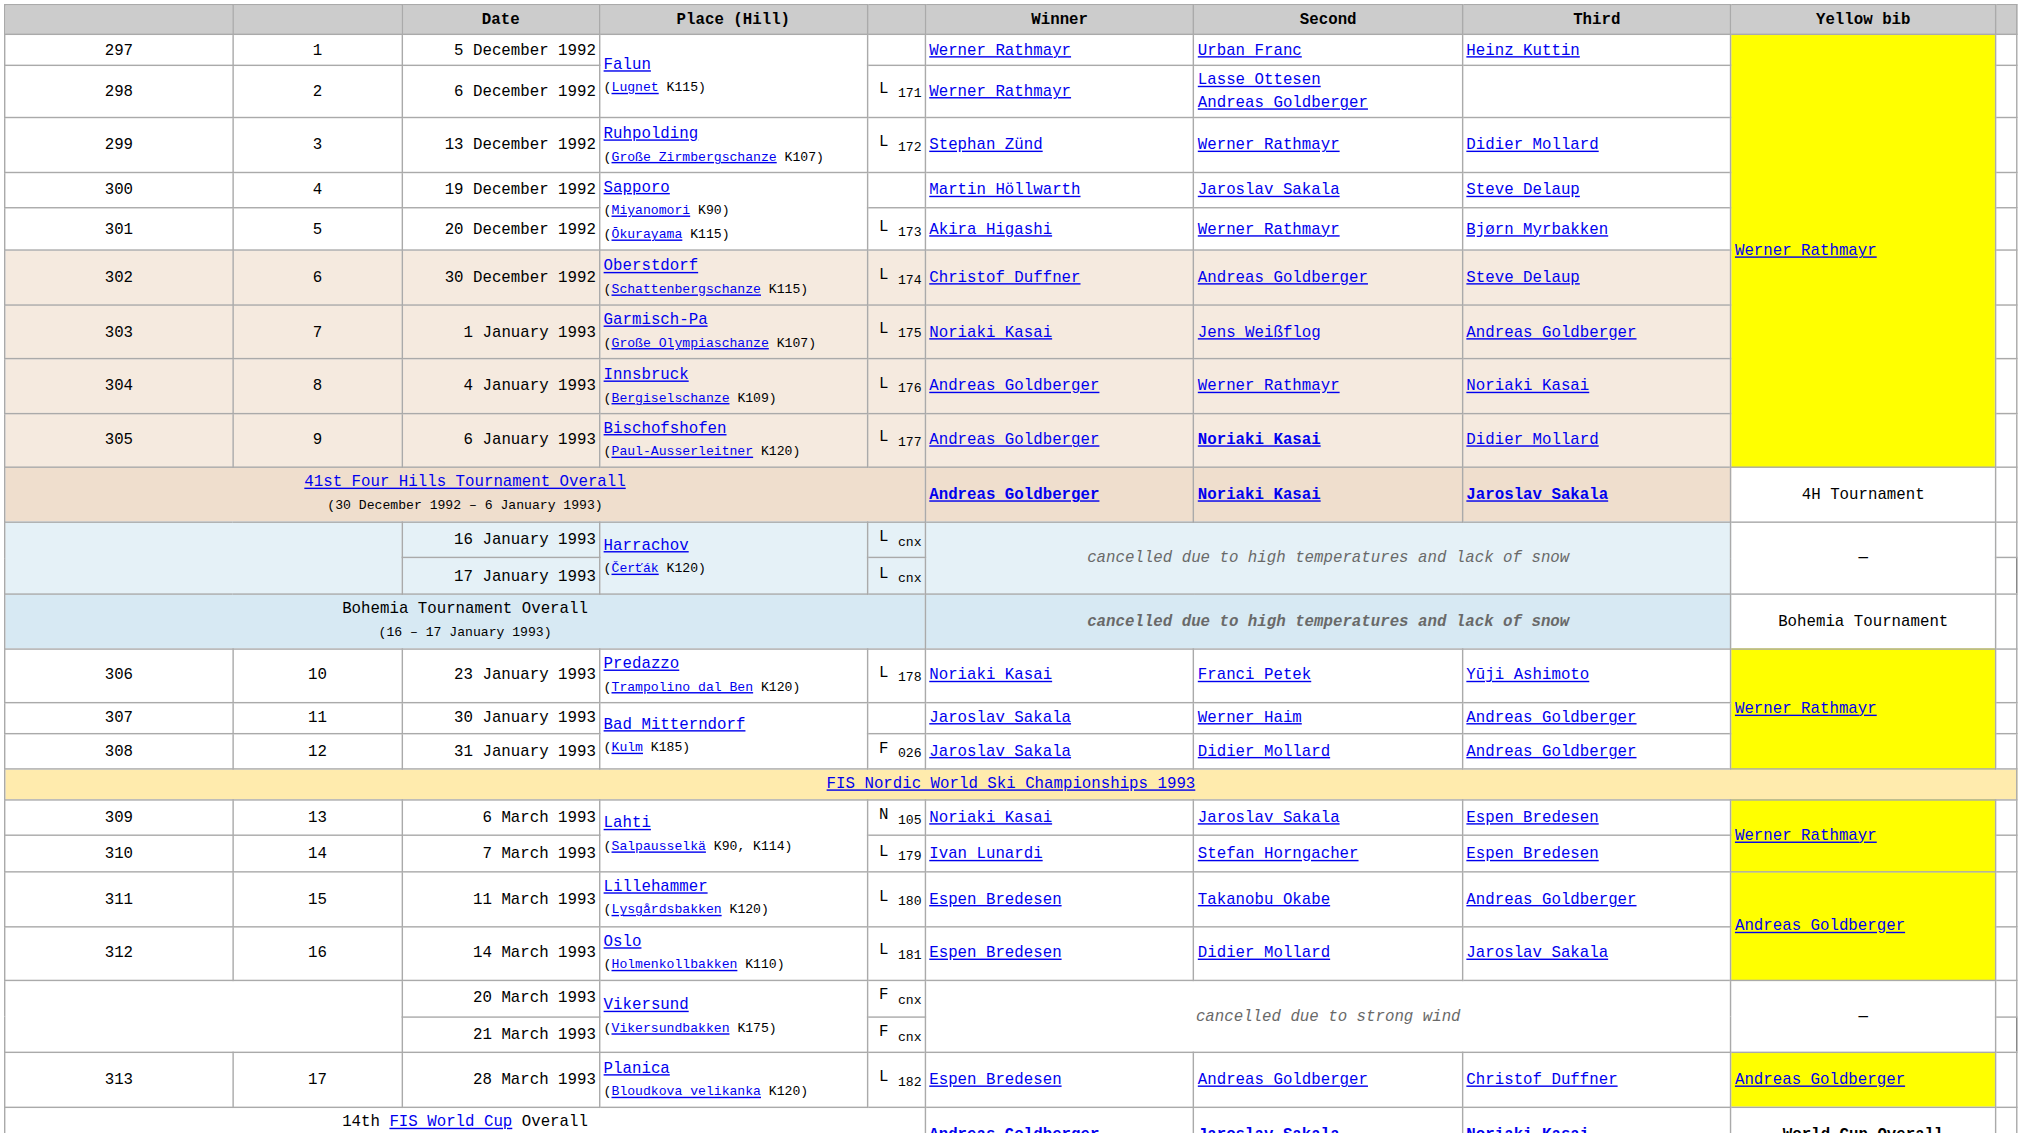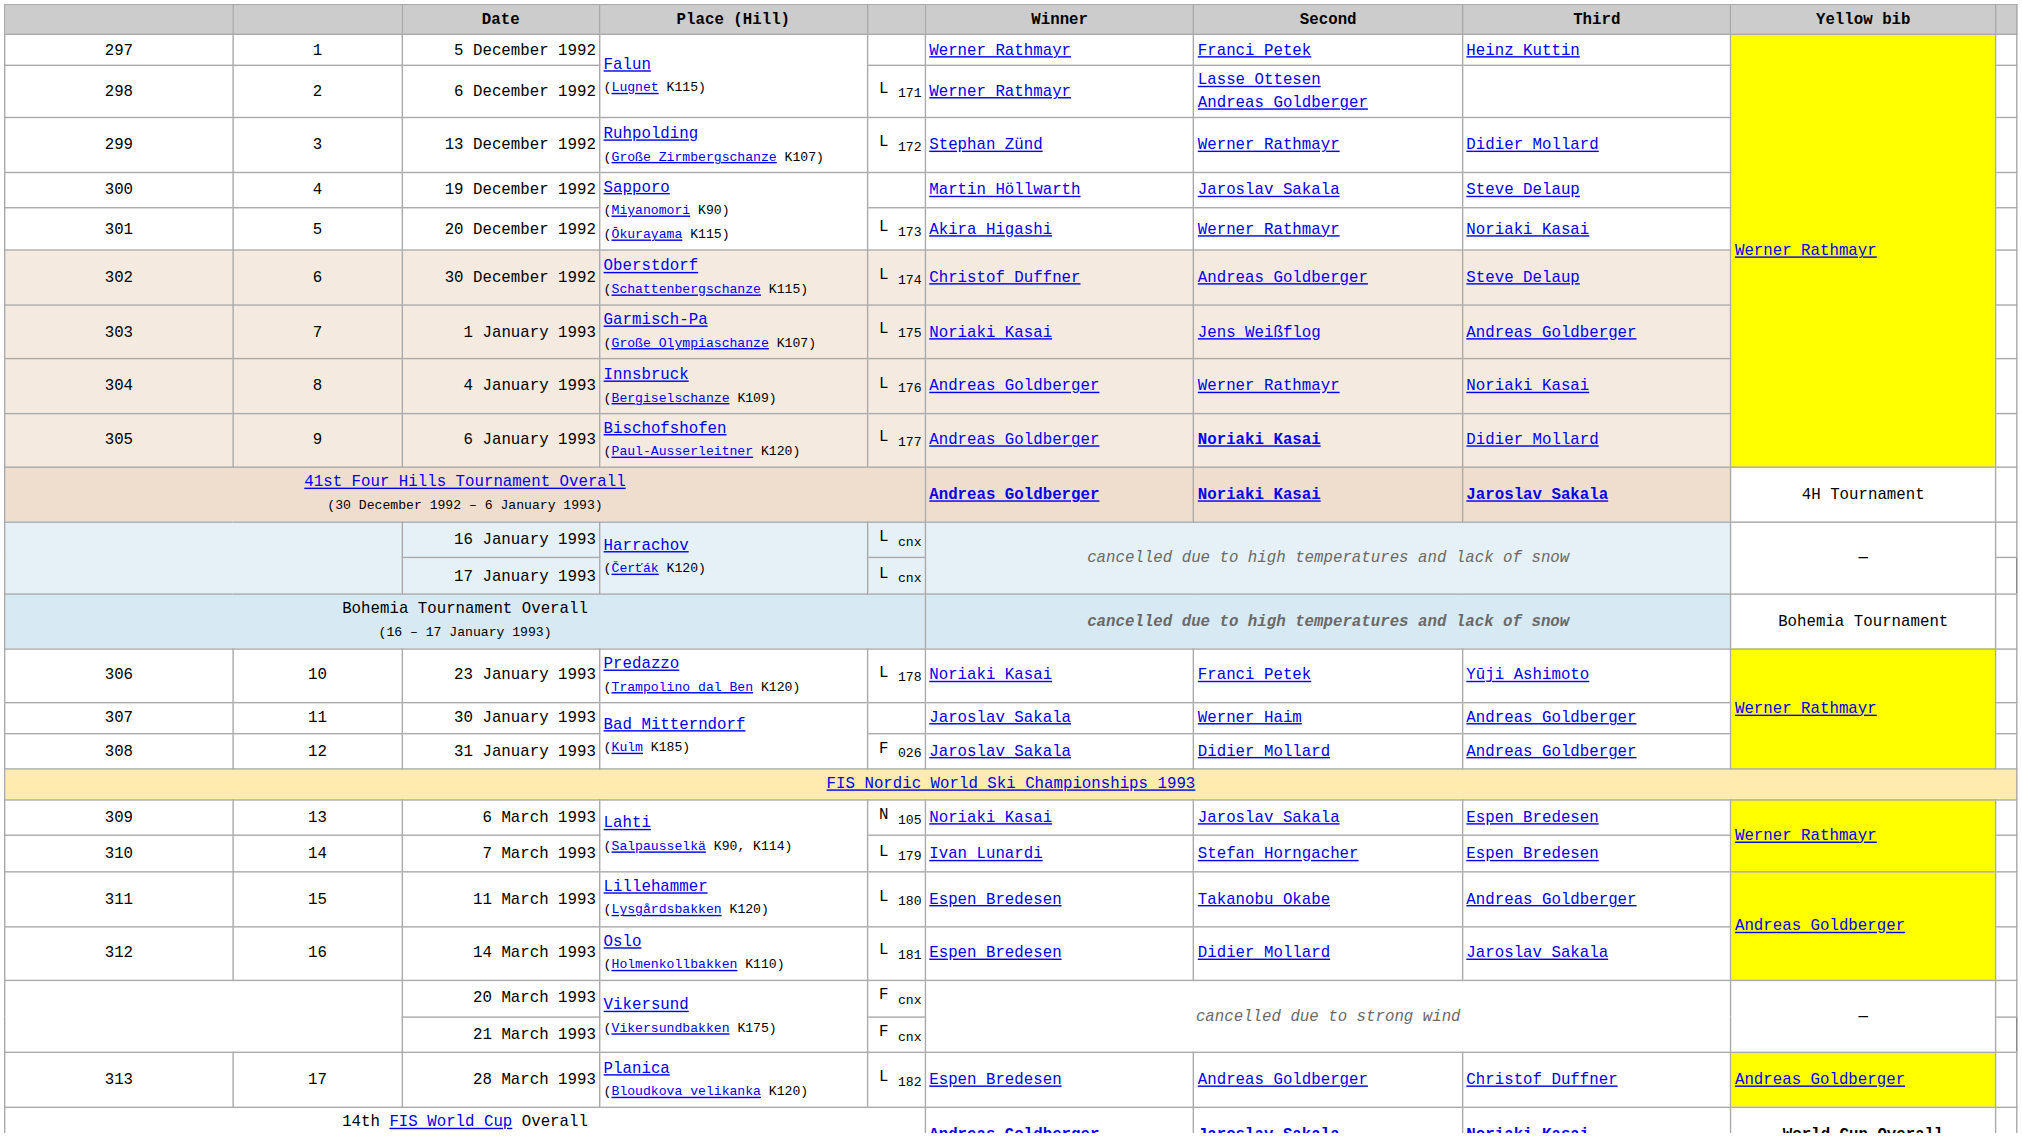(1250, 50) Urban Franc -> (1255, 50) Franci Petek
(1537, 229) Bjørn Myrbakken -> (1528, 229) Noriaki Kasai
